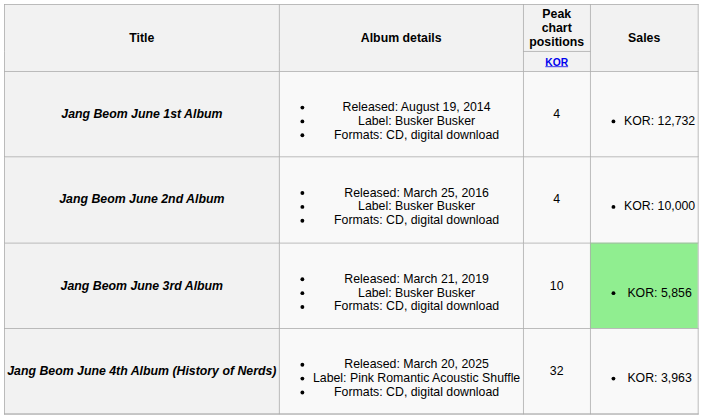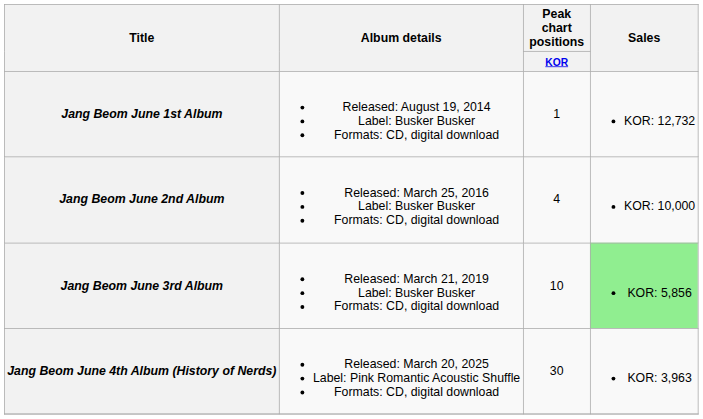(557, 114) 4 -> (557, 114) 1
(557, 371) 32 -> (557, 371) 30
